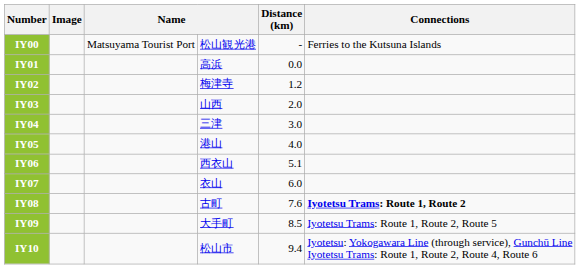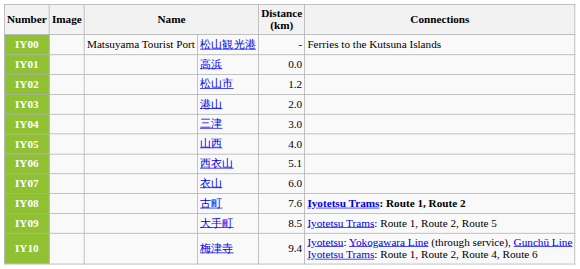(217, 84) 梅津寺 -> (217, 84) 松山市
(211, 104) 山西 -> (211, 104) 港山
(211, 143) 港山 -> (211, 143) 山西
(217, 248) 松山市 -> (217, 248) 梅津寺
